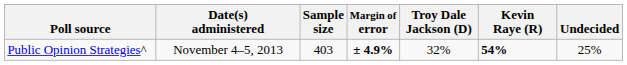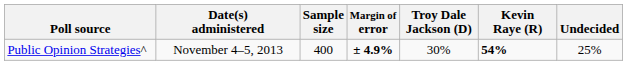(323, 49) 403 -> (323, 49) 400
(439, 49) 32% -> (439, 49) 30%
